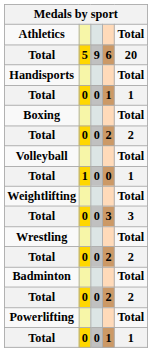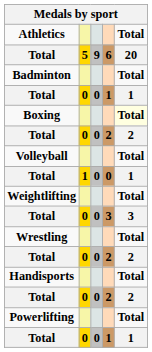rows swapped: (42, 276) <-> (42, 74)
(131, 115) no background -> (131, 115) lightyellow background
